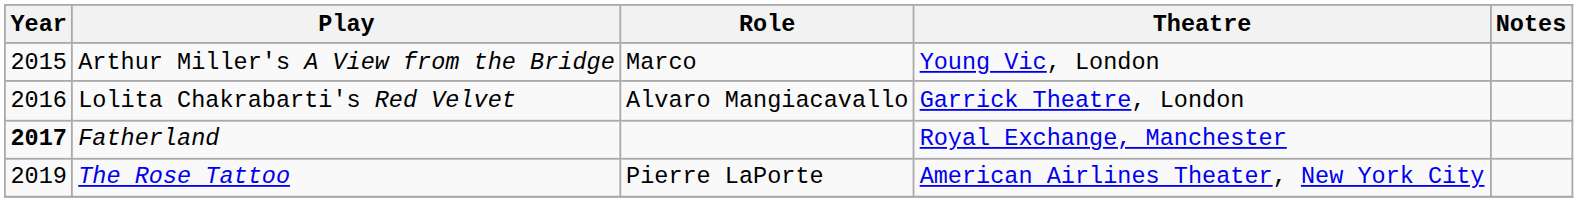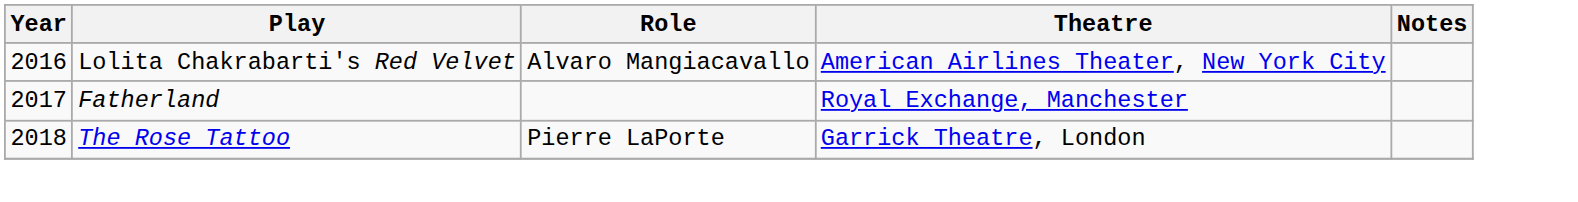- row: (347, 62)
(1082, 101) Garrick Theatre, London -> (1103, 62) American Airlines Theater, New York City
(39, 139) bold -> (39, 101) normal
(39, 177) 2019 -> (39, 139) 2018
(1202, 177) American Airlines Theater, New York City -> (983, 139) Garrick Theatre, London
